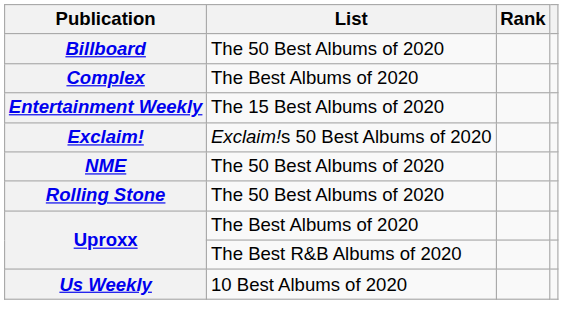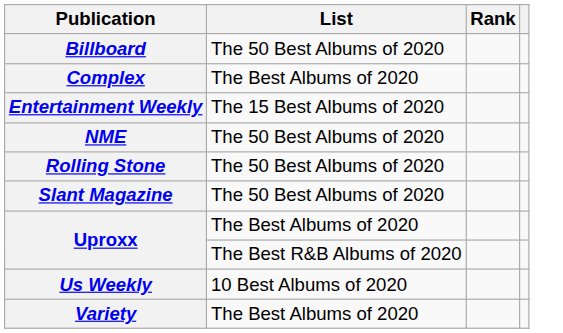- row: (106, 136)
+ row: (106, 195)
+ row: (106, 313)
